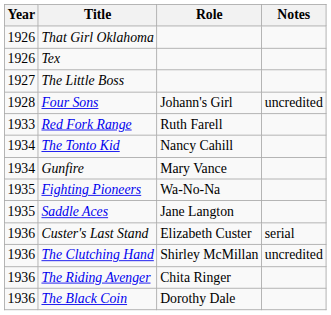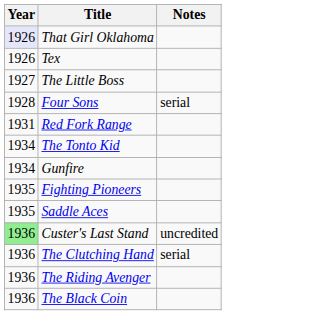- column: (209, 15)
(21, 37) no background -> (21, 37) lavender background
(294, 102) uncredited -> (175, 102) serial
(21, 124) 1933 -> (21, 124) 1931
(21, 233) no background -> (21, 233) lightgreen background
(280, 233) serial -> (189, 233) uncredited
(294, 255) uncredited -> (175, 255) serial
